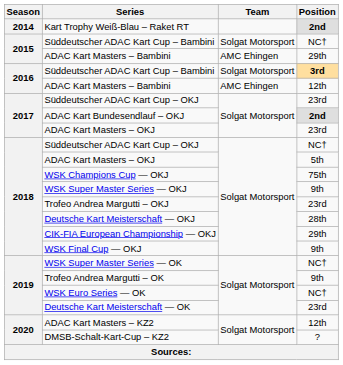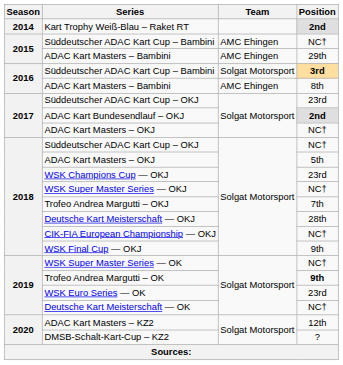(257, 41) Solgat Motorsport -> (249, 41) AMC Ehingen
(317, 85) 12th -> (317, 85) 8th
(317, 130) 23rd -> (317, 130) NC†
(317, 174) 75th -> (317, 174) 23rd
(317, 189) 9th -> (317, 189) NC†
(317, 204) 23rd -> (317, 204) 7th
(317, 233) 29th -> (317, 233) NC†
(317, 278) normal -> (317, 278) bold
(317, 292) NC† -> (317, 292) 23rd
(317, 307) 23rd -> (317, 307) NC†
